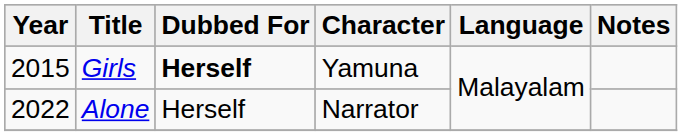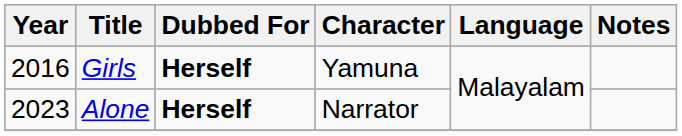(40, 67) 2015 -> (40, 67) 2016
(40, 109) 2022 -> (40, 109) 2023
(203, 109) normal -> (206, 109) bold
